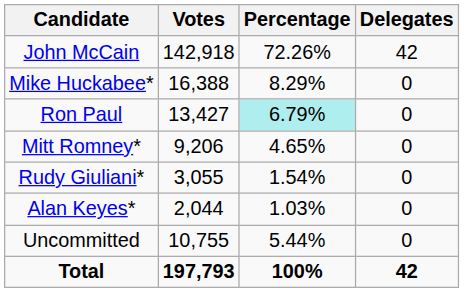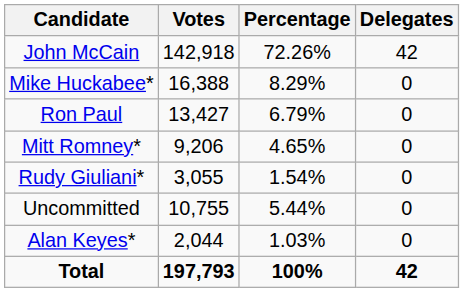(297, 114) paleturquoise background -> (297, 114) no background
rows swapped: (81, 209) <-> (81, 240)
